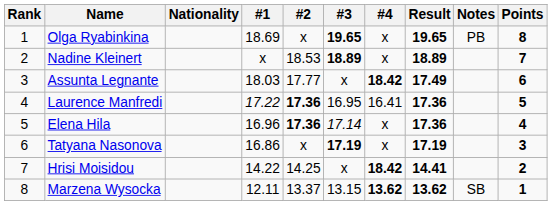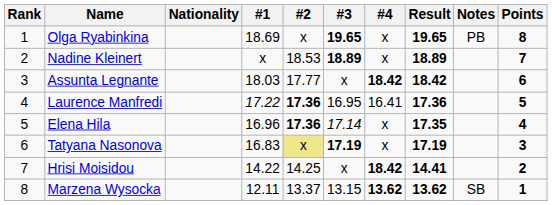(430, 80) 17.49 -> (430, 80) 18.42
(430, 124) 17.36 -> (430, 124) 17.35
(263, 146) 16.86 -> (263, 146) 16.83
(303, 146) no background -> (303, 146) khaki background
